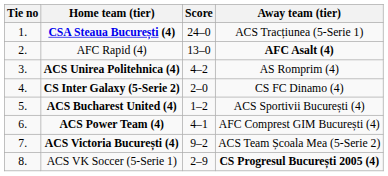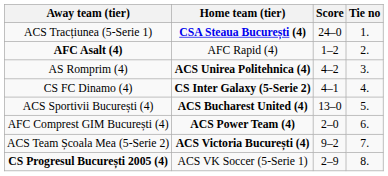columns swapped: (23, 13) <-> (299, 13)
(199, 50) 13–0 -> (330, 50) 1–2
(199, 87) 2–0 -> (330, 87) 4–1
(199, 106) 1–2 -> (330, 106) 13–0
(199, 124) 4–1 -> (330, 124) 2–0
